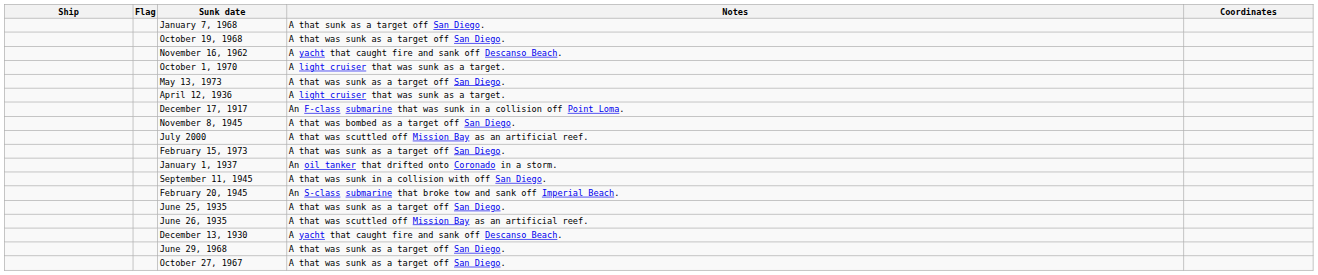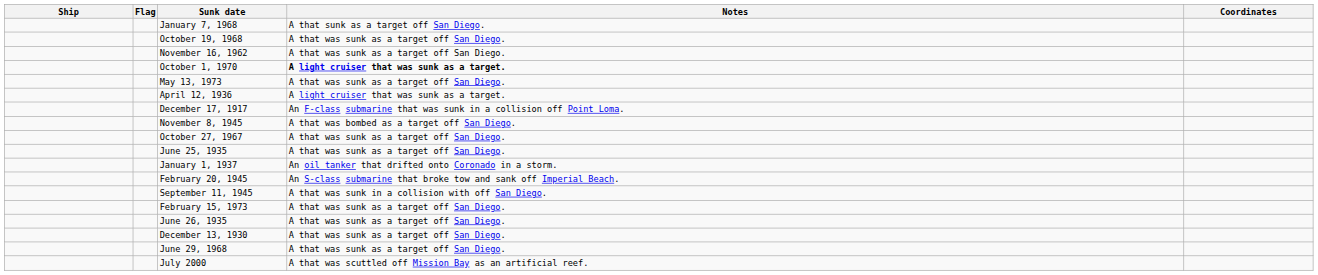(426, 53) A yacht that caught fire and sank off Descanso Beach. -> (397, 53) A that was sunk as a target off San Diego.
(397, 67) normal -> (397, 67) bold
rows swapped: (201, 263) <-> (183, 137)
rows swapped: (193, 207) <-> (204, 151)
rows swapped: (206, 179) <-> (204, 193)
(439, 221) A that was scuttled off Mission Bay as an artificial reef. -> (397, 221) A that was sunk as a target off San Diego.
(426, 235) A yacht that caught fire and sank off Descanso Beach. -> (397, 235) A that was sunk as a target off San Diego.
